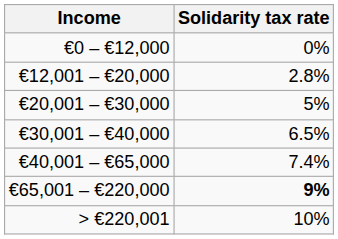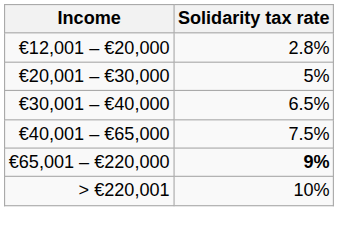- row: (117, 47)
(309, 162) 7.4% -> (309, 133) 7.5%
